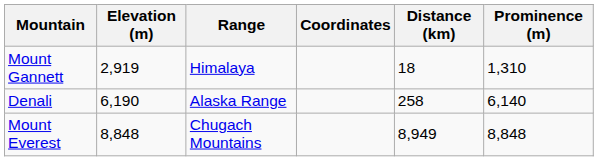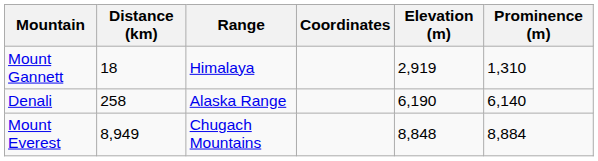columns swapped: (141, 25) <-> (439, 25)
(507, 134) 8,848 -> (507, 134) 8,884
